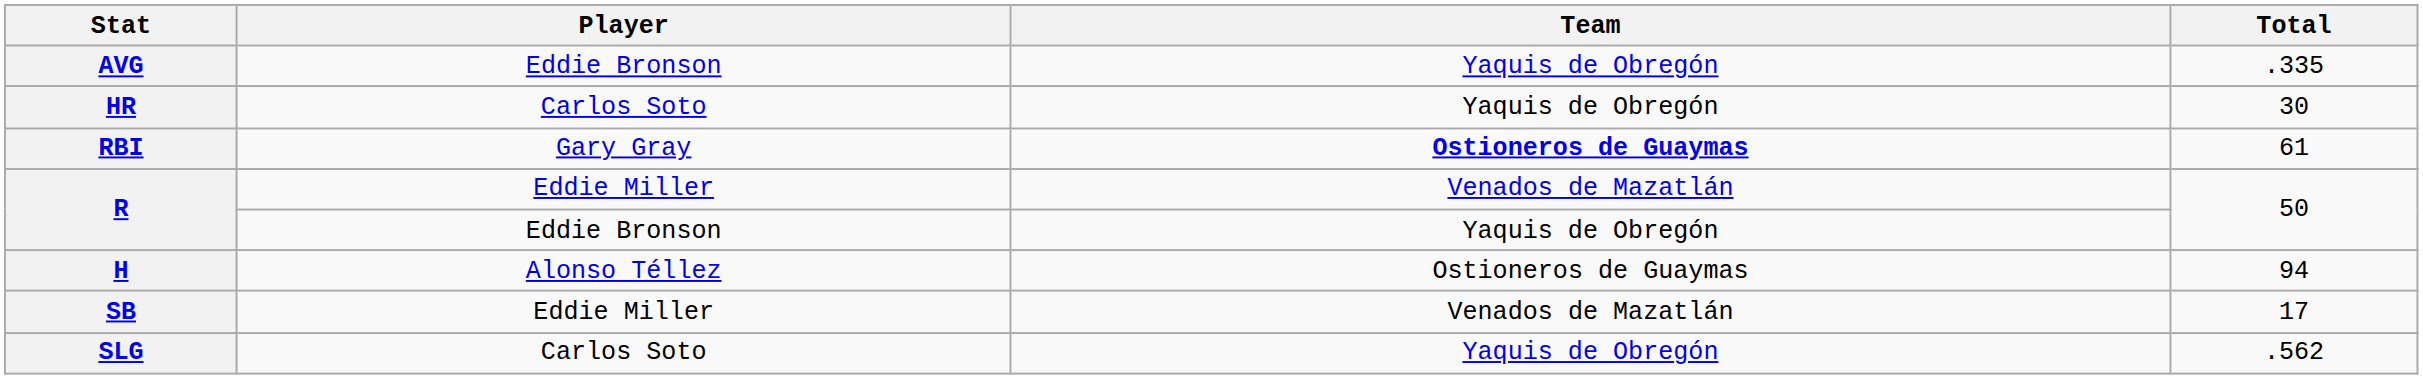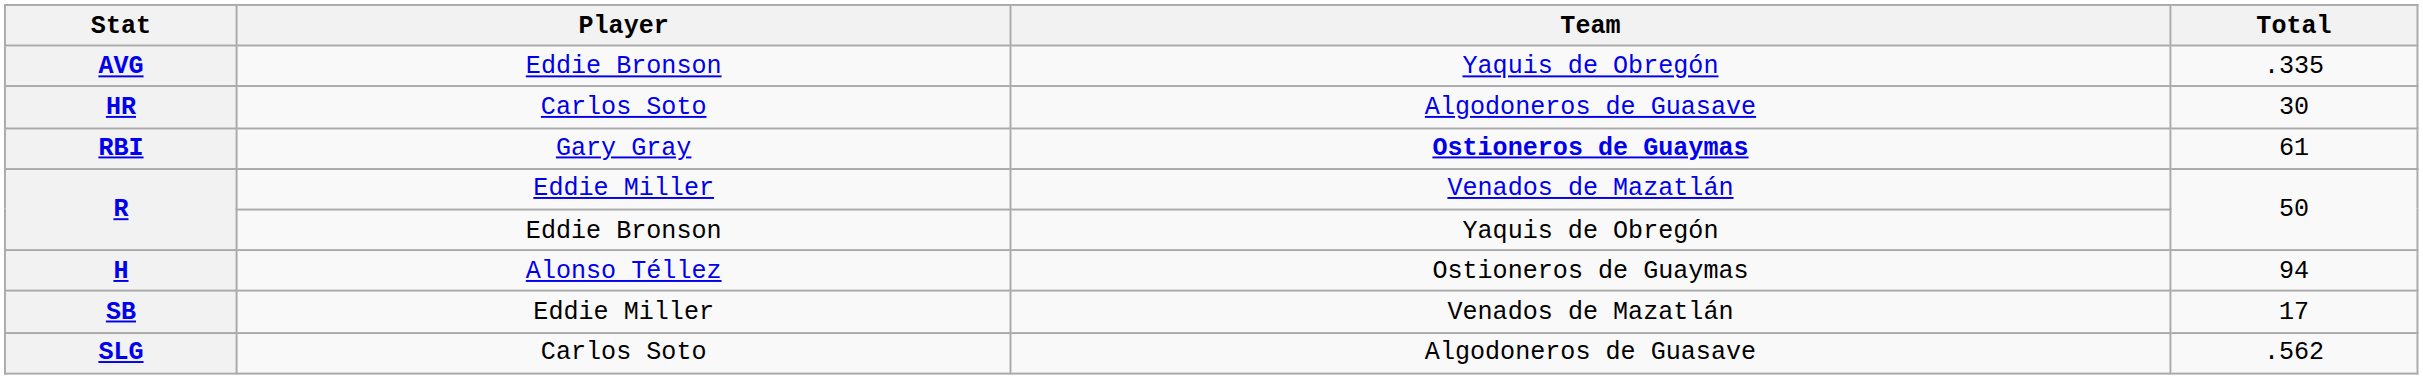(1590, 107) Yaquis de Obregón -> (1590, 107) Algodoneros de Guasave
(1590, 353) Yaquis de Obregón -> (1590, 353) Algodoneros de Guasave
